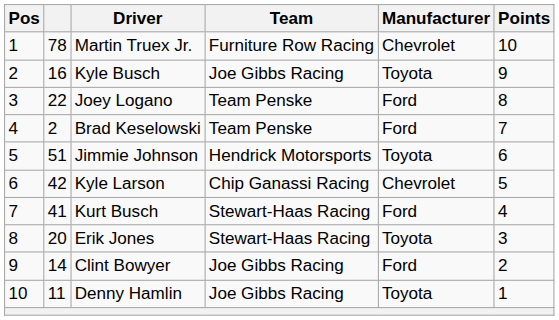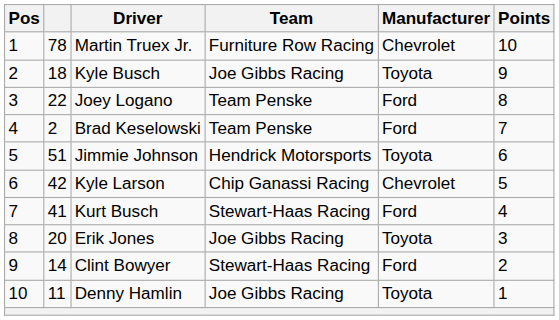(57, 72) 16 -> (57, 72) 18
(290, 238) Stewart-Haas Racing -> (276, 238) Joe Gibbs Racing
(276, 265) Joe Gibbs Racing -> (290, 265) Stewart-Haas Racing
